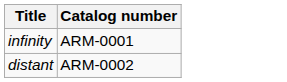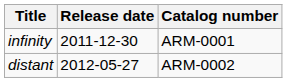+ column: (107, 16)
